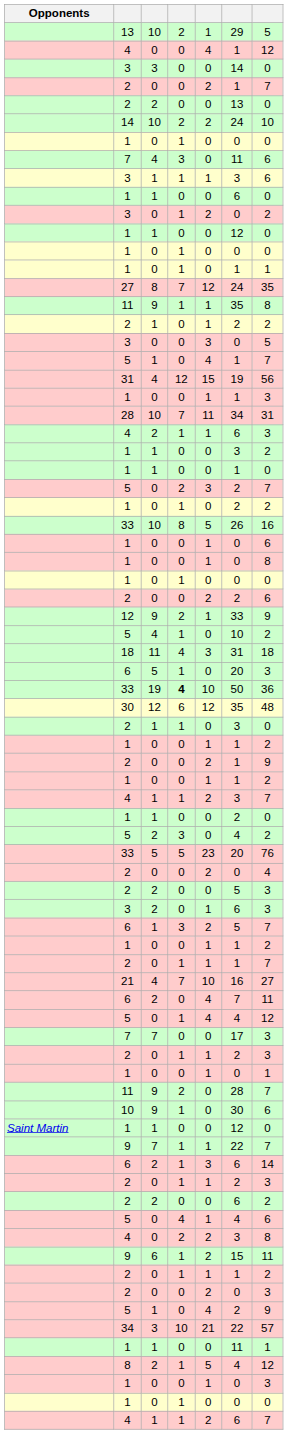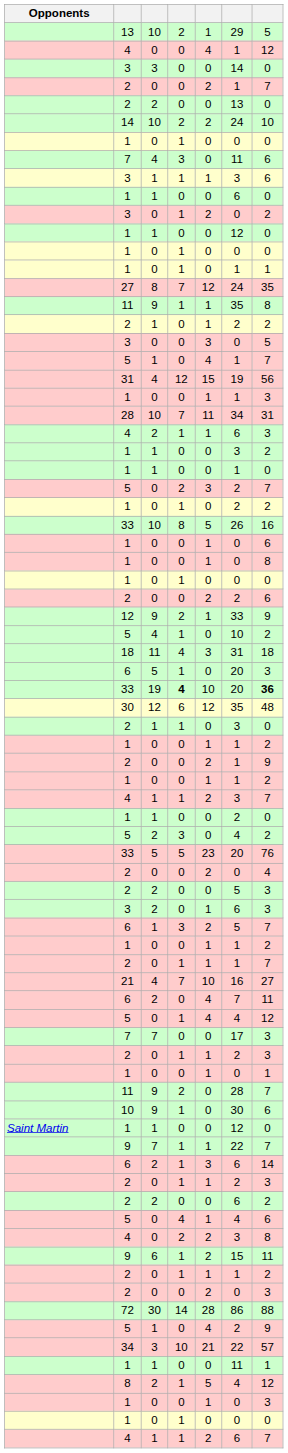(237, 689) 50 -> (237, 689) 20
(267, 689) normal -> (267, 689) bold
+ row: (128, 1310)
